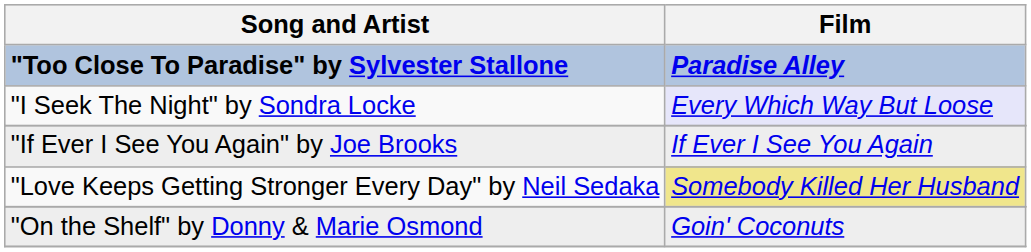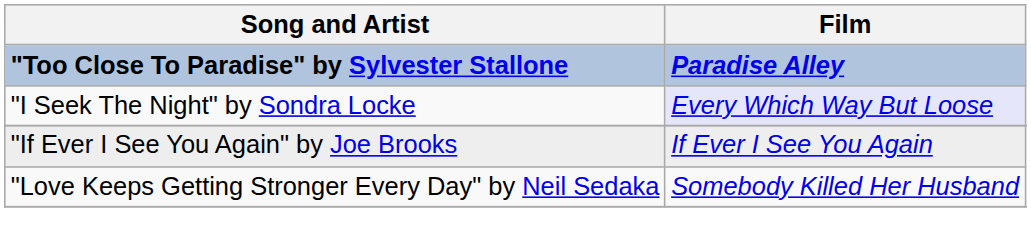(845, 186) khaki background -> (845, 186) no background
- row: (247, 226)
